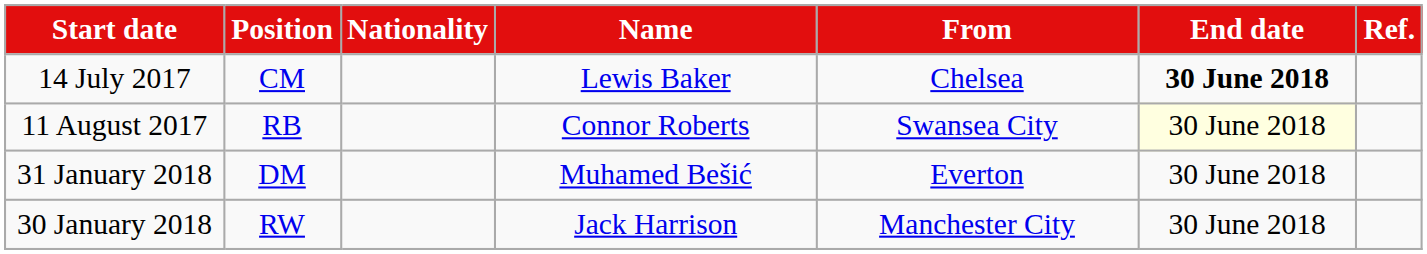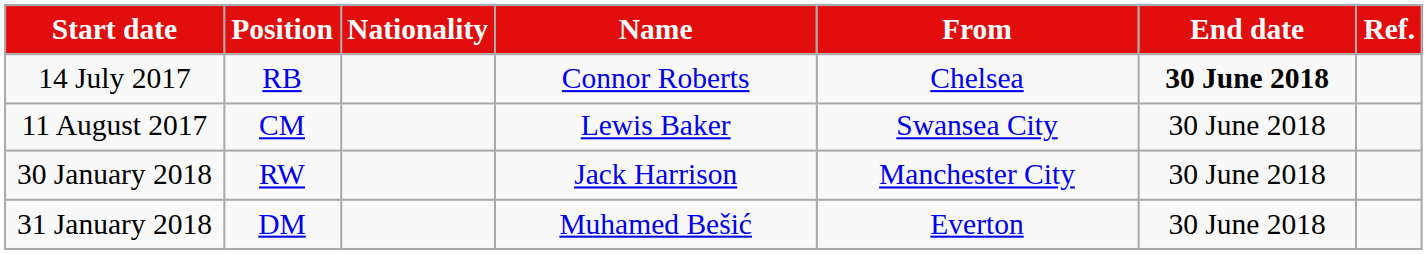(282, 77) CM -> (282, 77) RB
(656, 77) Lewis Baker -> (656, 77) Connor Roberts
(282, 126) RB -> (282, 126) CM
(656, 126) Connor Roberts -> (656, 126) Lewis Baker
(1247, 126) lightyellow background -> (1247, 126) no background
rows swapped: (114, 223) <-> (114, 175)
